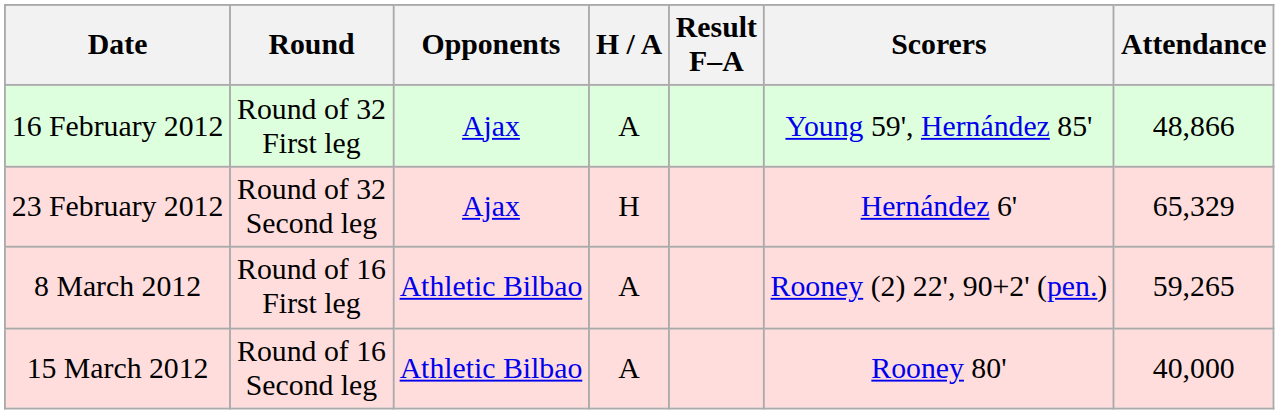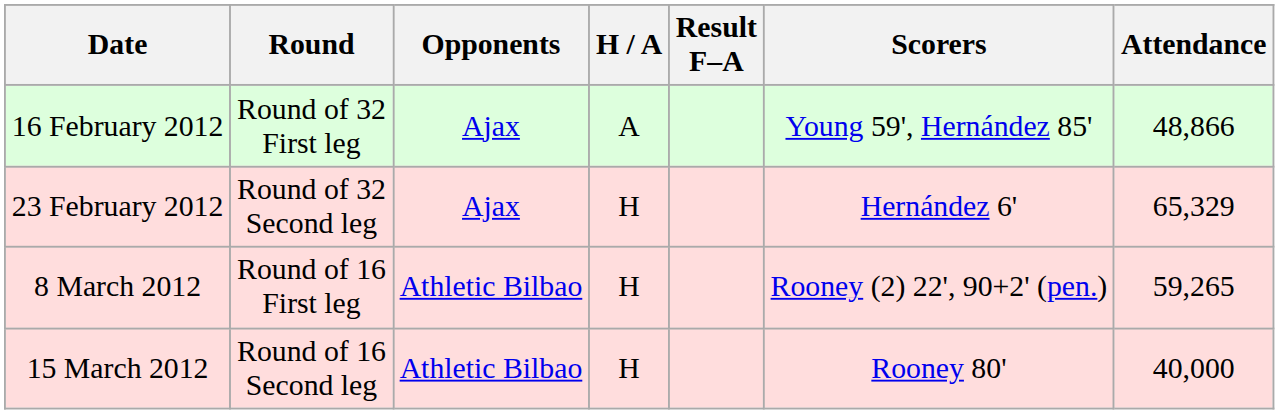(629, 286) A -> (629, 286) H
(629, 367) A -> (629, 367) H
